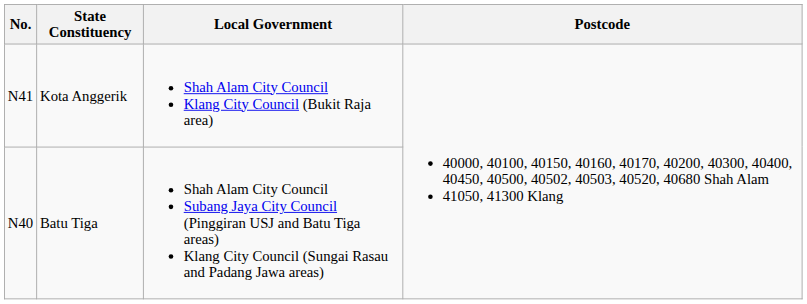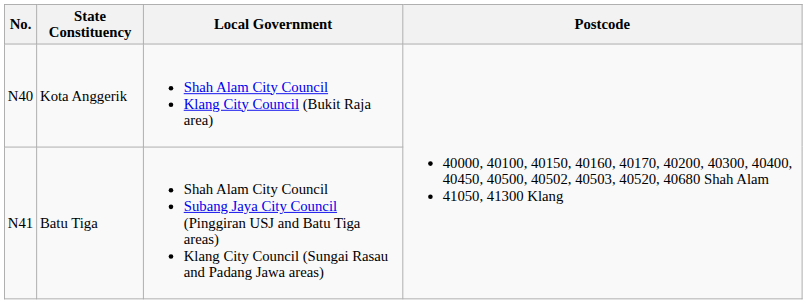(21, 95) N41 -> (21, 95) N40
(21, 222) N40 -> (21, 222) N41
